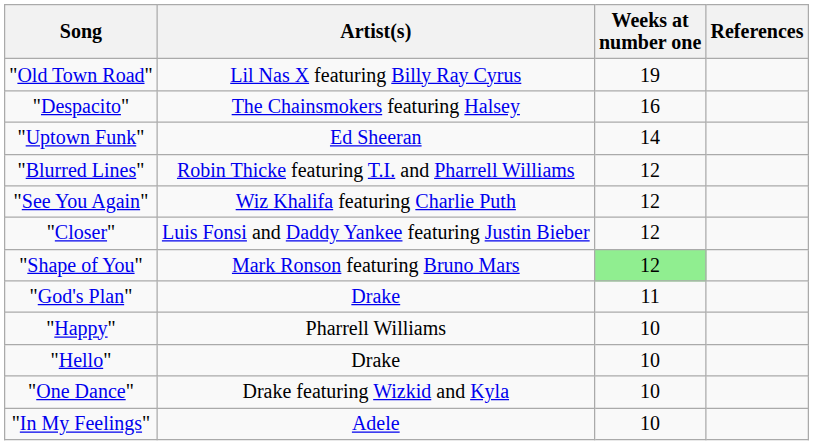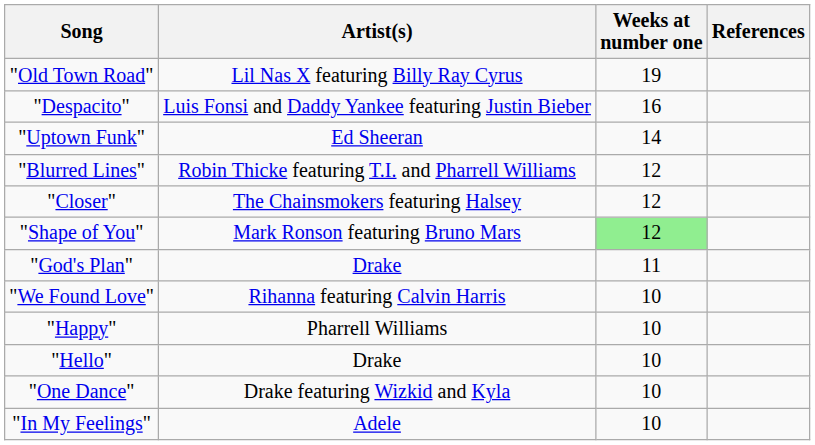(376, 106) The Chainsmokers featuring Halsey -> (377, 106) Luis Fonsi and Daddy Yankee featuring Justin Bieber
- row: (81, 201)
(376, 233) Luis Fonsi and Daddy Yankee featuring Justin Bieber -> (377, 201) The Chainsmokers featuring Halsey
+ row: (82, 296)
